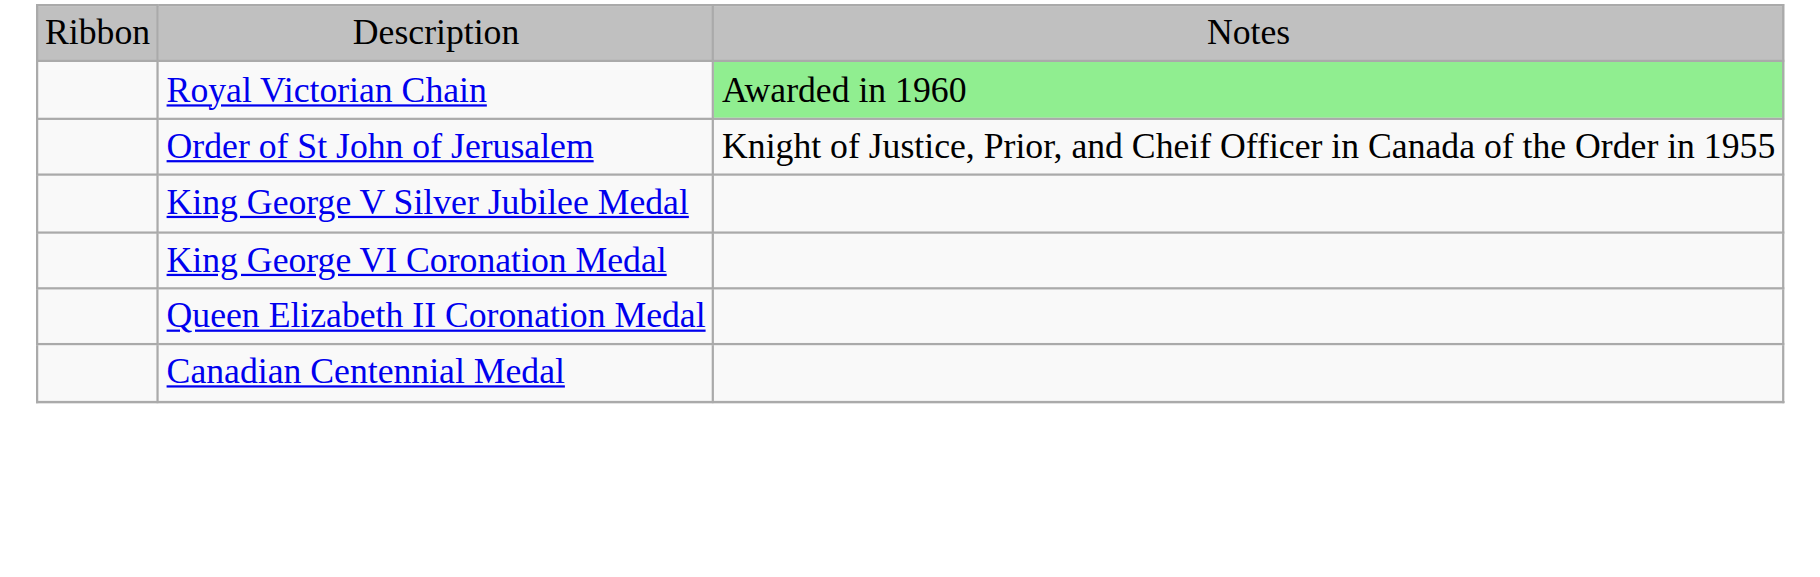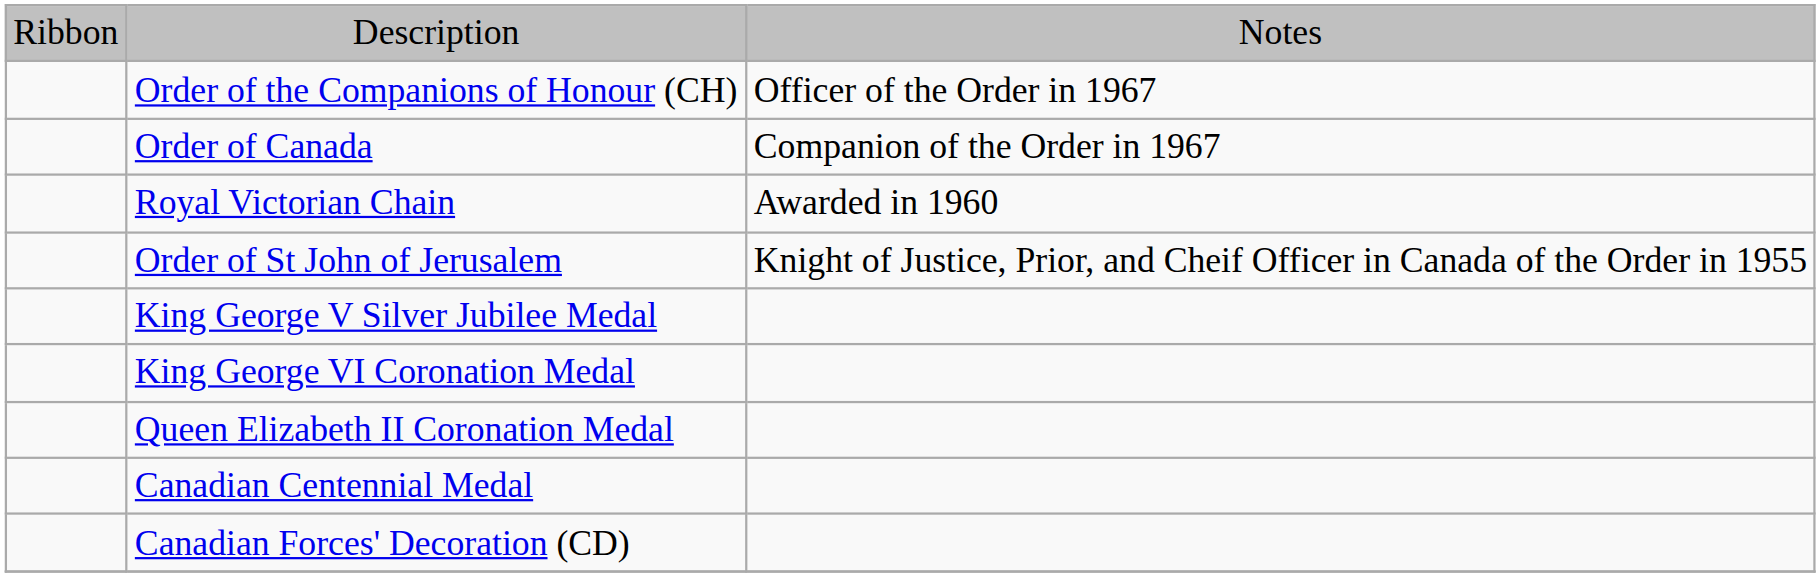+ row: (436, 89)
+ row: (254, 145)
(844, 89) lightgreen background -> (876, 202) no background
+ row: (382, 542)
